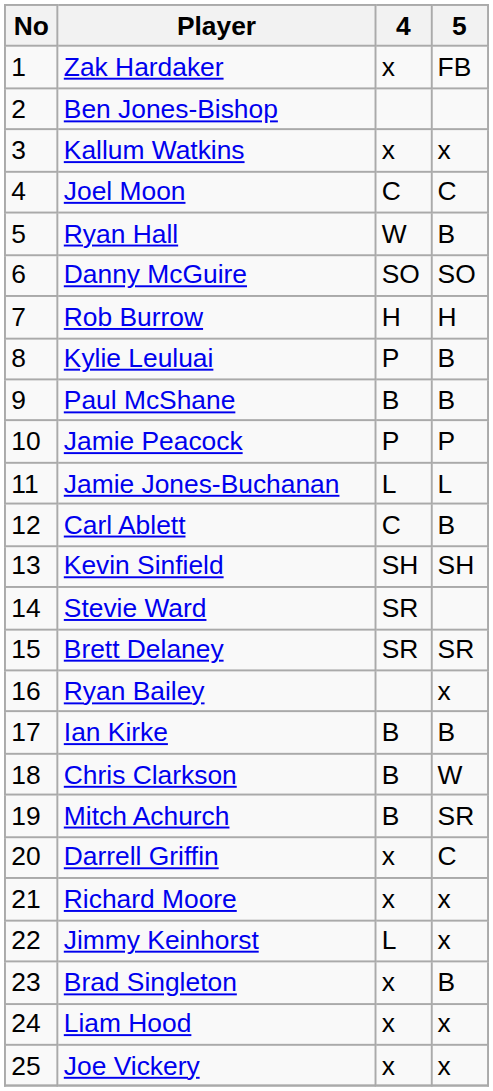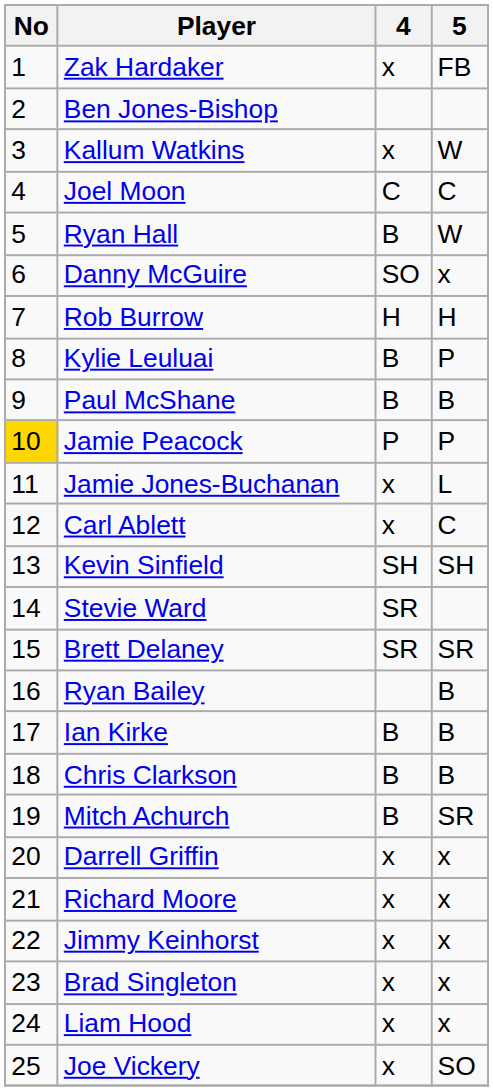(444, 150) x -> (450, 150) W
(394, 233) W -> (391, 233) B
(446, 233) B -> (450, 233) W
(457, 275) SO -> (444, 275) x
(391, 358) P -> (391, 358) B
(446, 358) B -> (446, 358) P
(26, 441) no background -> (26, 441) gold background
(389, 483) L -> (388, 483) x
(391, 524) C -> (388, 524) x
(446, 524) B -> (447, 524) C
(444, 691) x -> (446, 691) B
(450, 774) W -> (446, 774) B
(447, 857) C -> (444, 857) x
(389, 940) L -> (388, 940) x
(446, 982) B -> (444, 982) x
(444, 1065) x -> (457, 1065) SO
